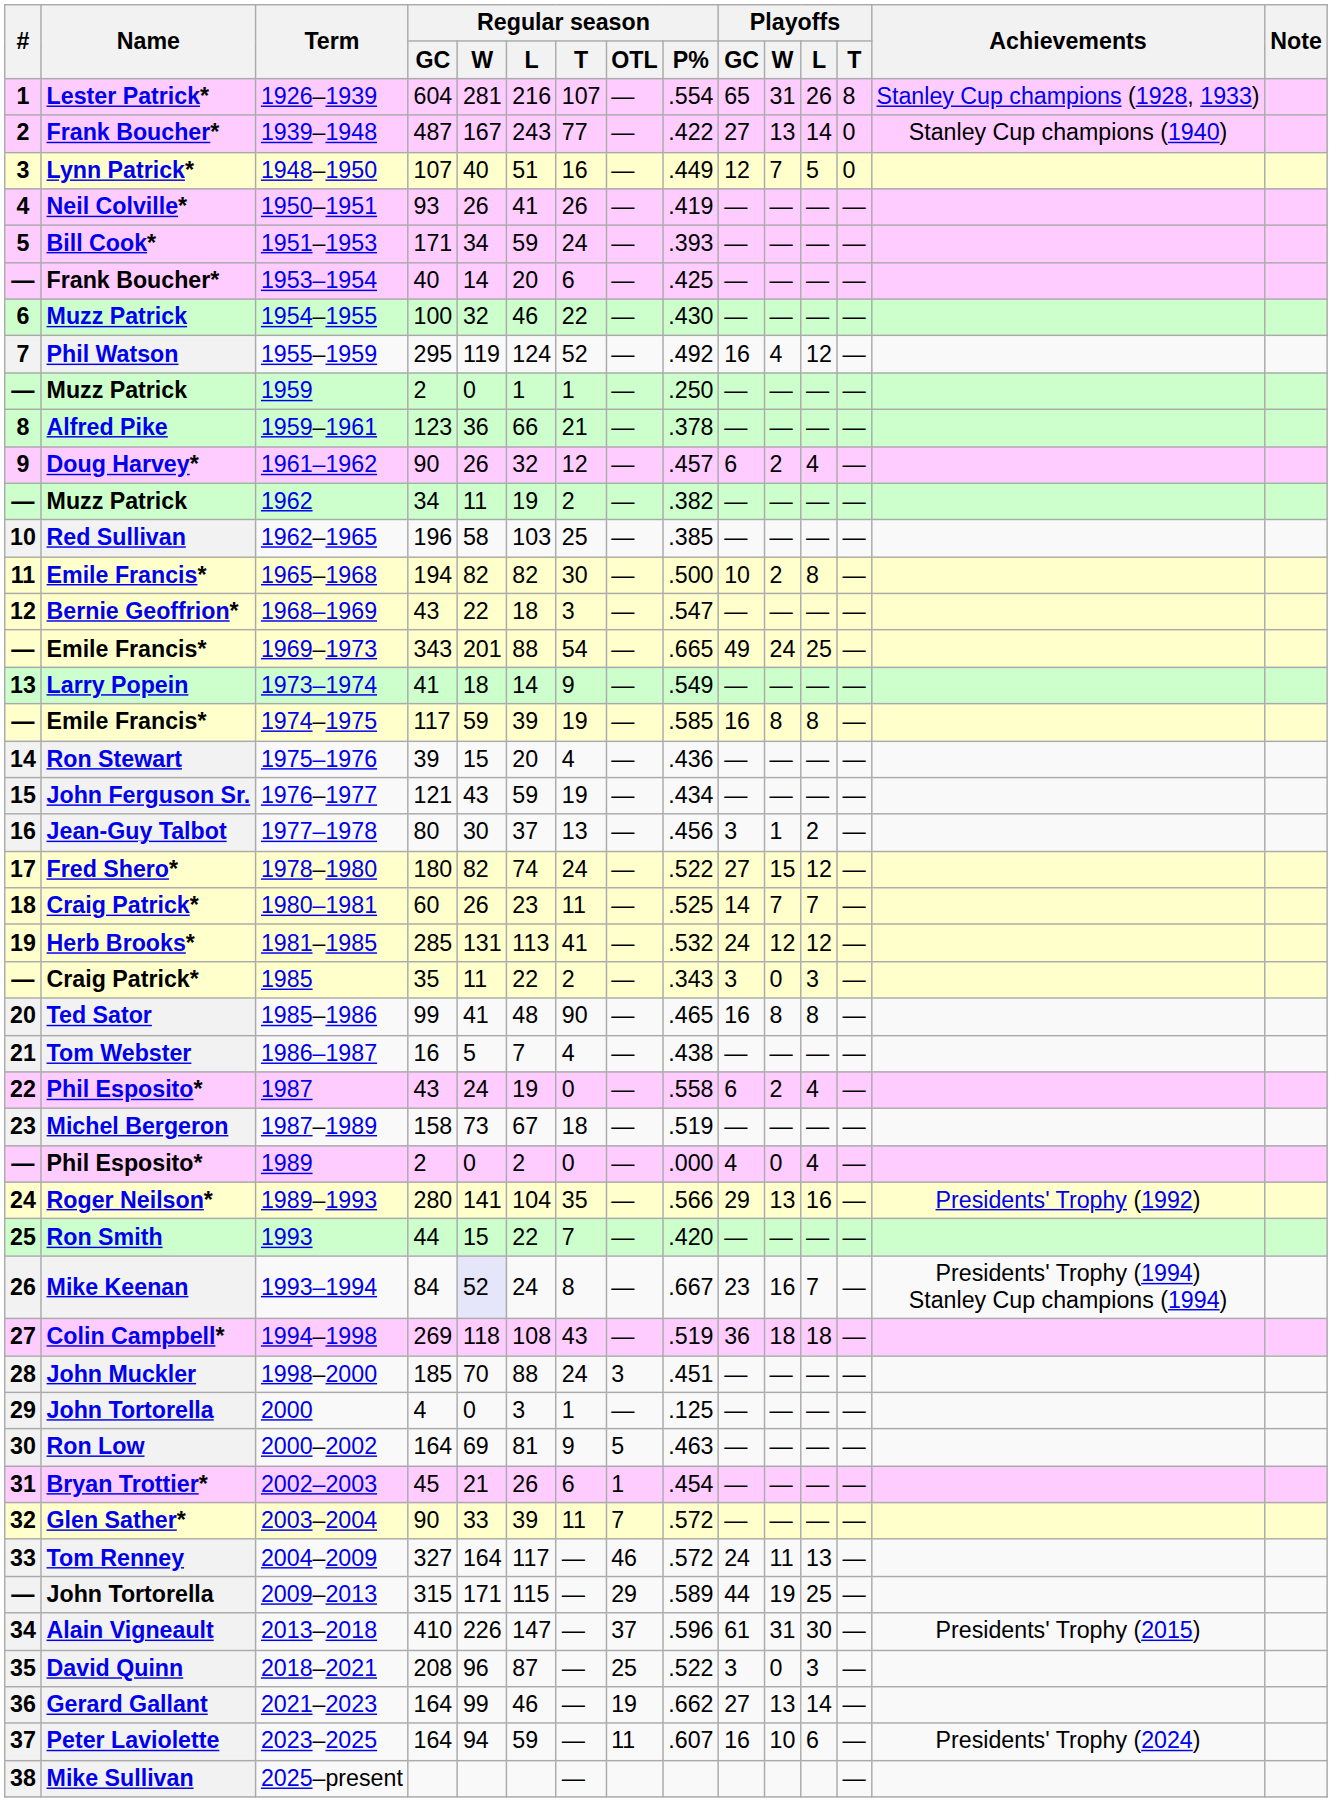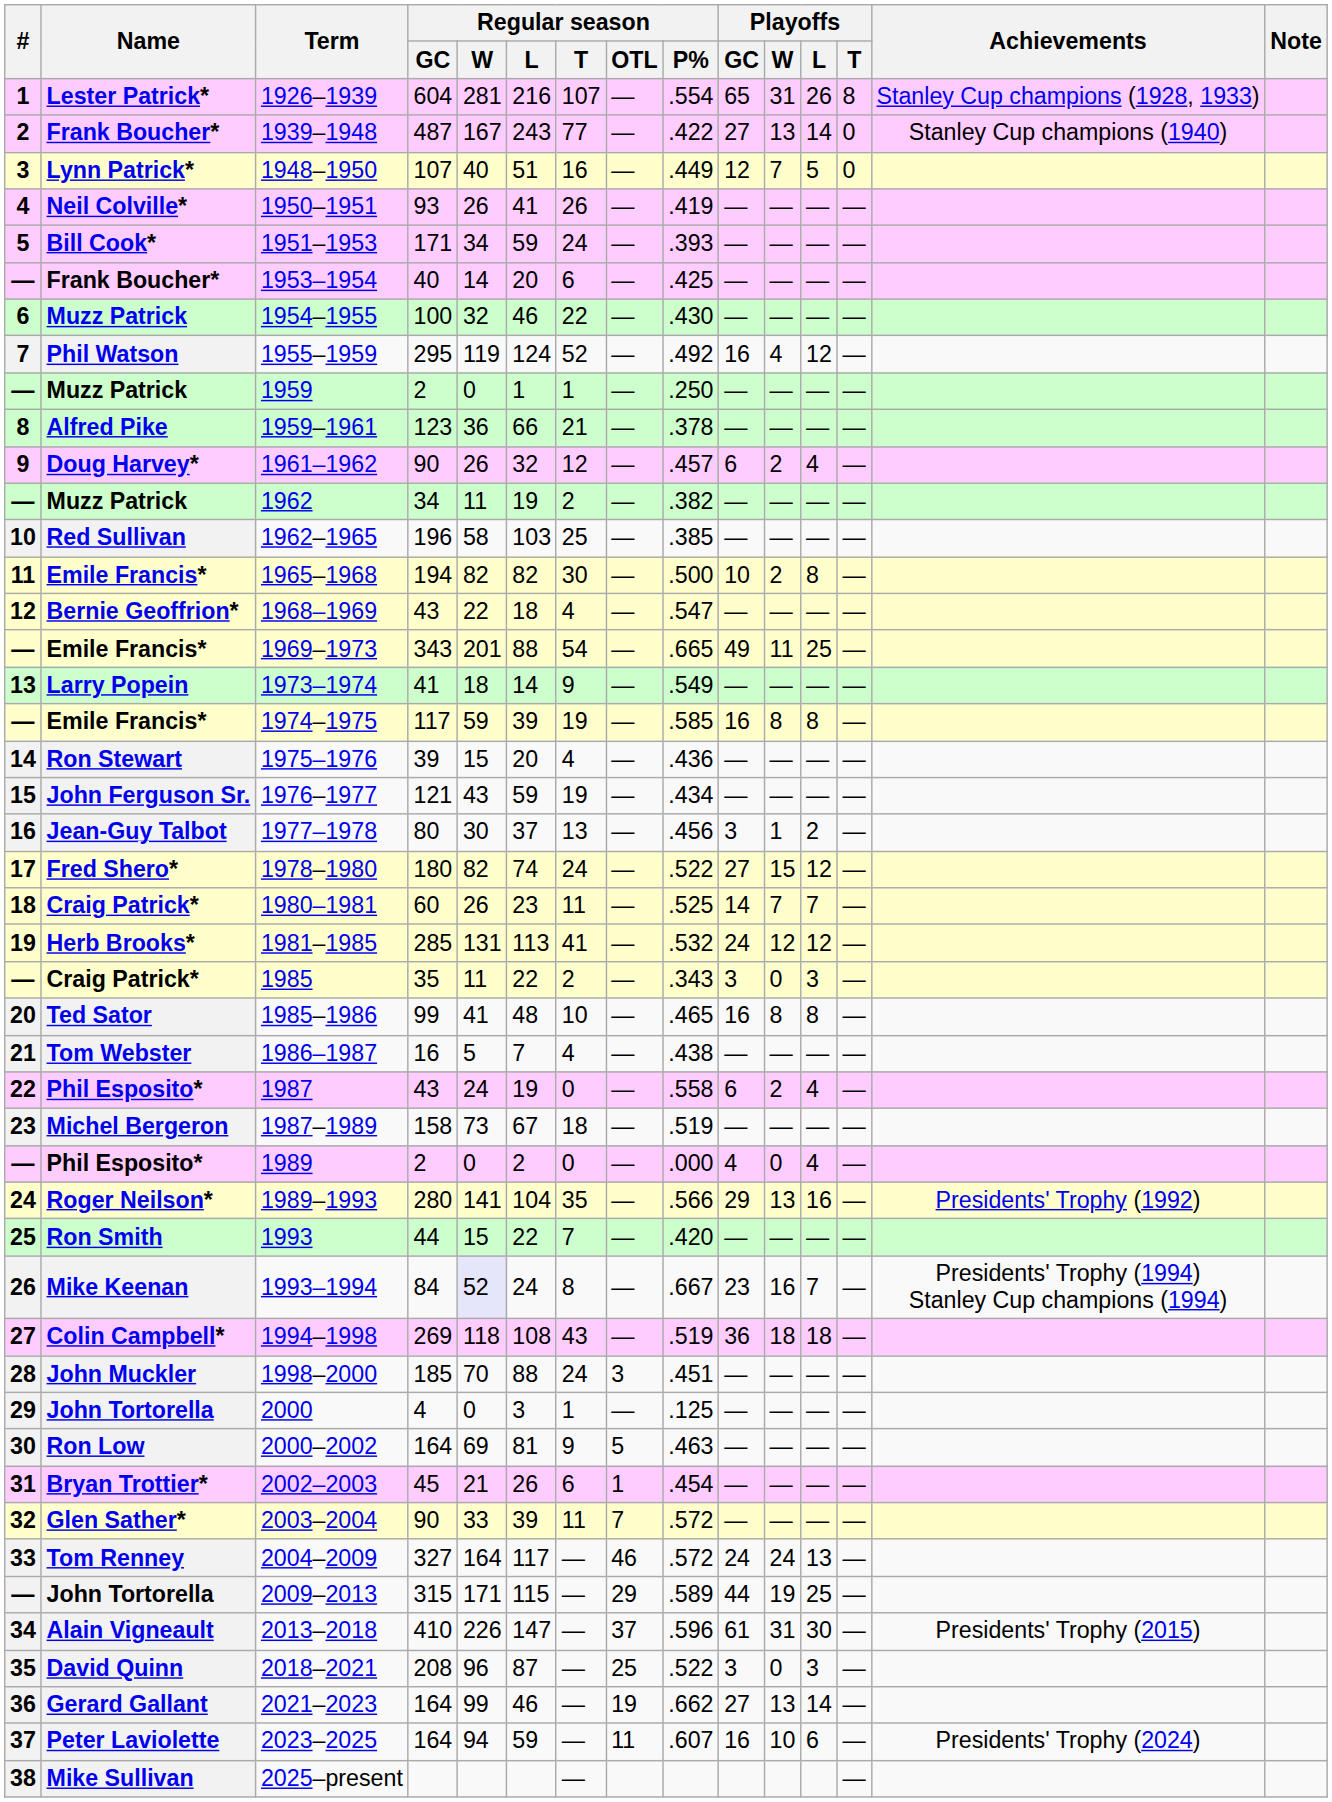(568, 611) 3 -> (568, 611) 4
(783, 648) 24 -> (782, 648) 11
(575, 1016) 90 -> (575, 1016) 10
(782, 1557) 11 -> (783, 1557) 24
